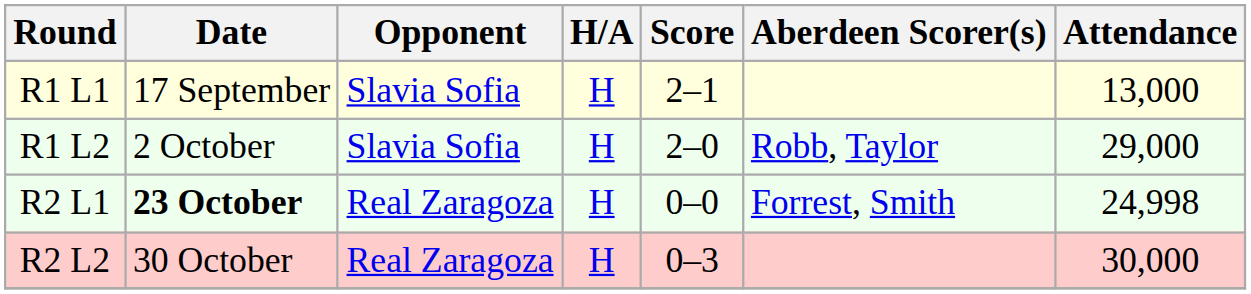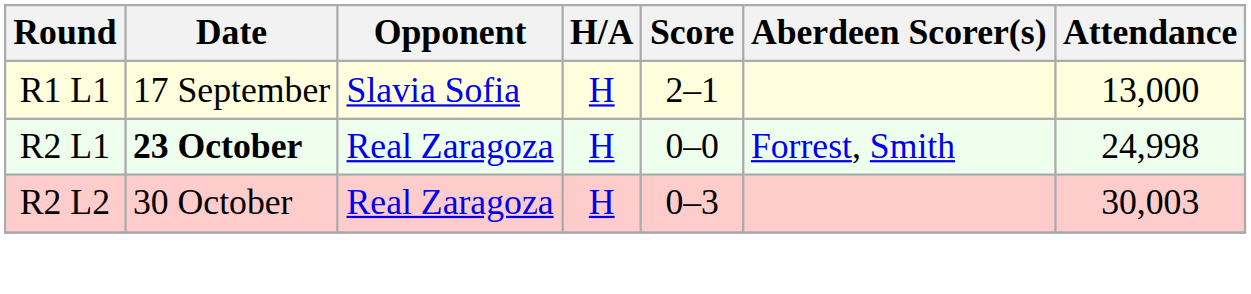- row: (65, 145)
(1150, 259) 30,000 -> (1150, 202) 30,003
